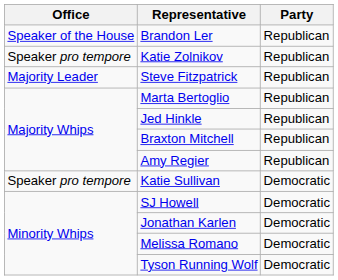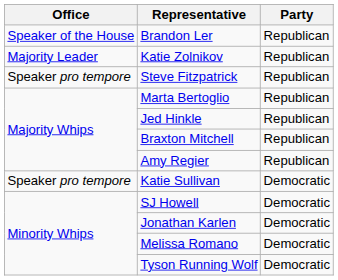(69, 56) Speaker pro tempore -> (53, 56) Majority Leader
(53, 77) Majority Leader -> (69, 77) Speaker pro tempore
